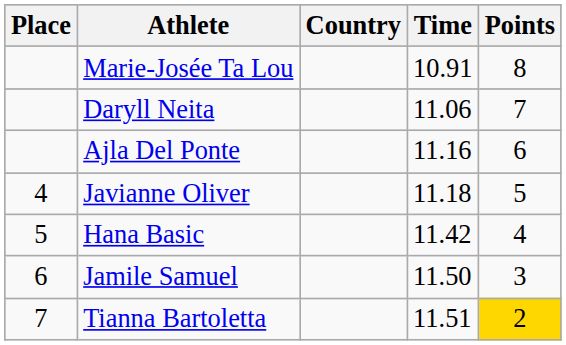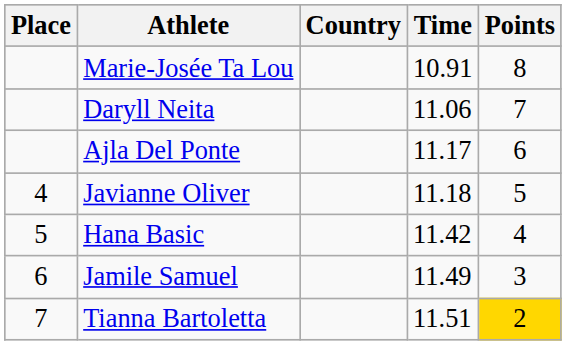(442, 151) 11.16 -> (442, 151) 11.17
(442, 276) 11.50 -> (442, 276) 11.49
